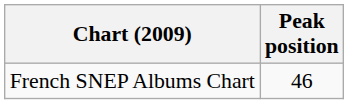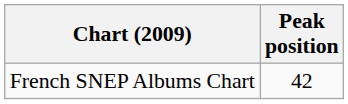(302, 80) 46 -> (302, 80) 42
